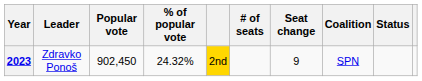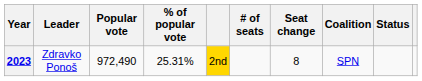(117, 60) 902,450 -> (117, 60) 972,490
(175, 60) 24.32% -> (175, 60) 25.31%
(296, 60) 9 -> (296, 60) 8
